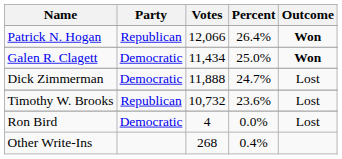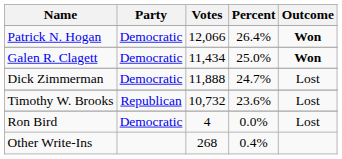(151, 36) Republican -> (151, 36) Democratic
